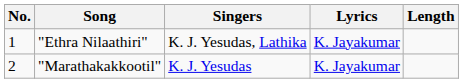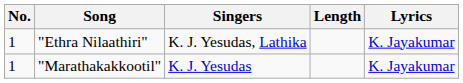columns swapped: (357, 16) <-> (431, 16)
(12, 66) 2 -> (12, 66) 1
